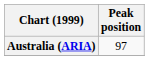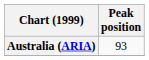(121, 45) 97 -> (121, 45) 93
